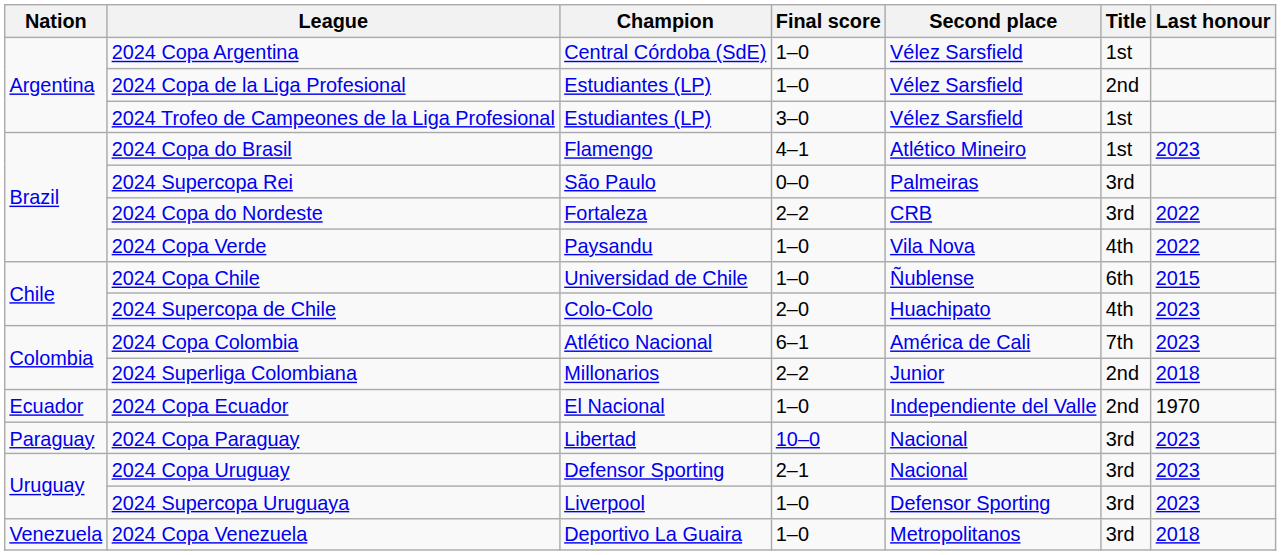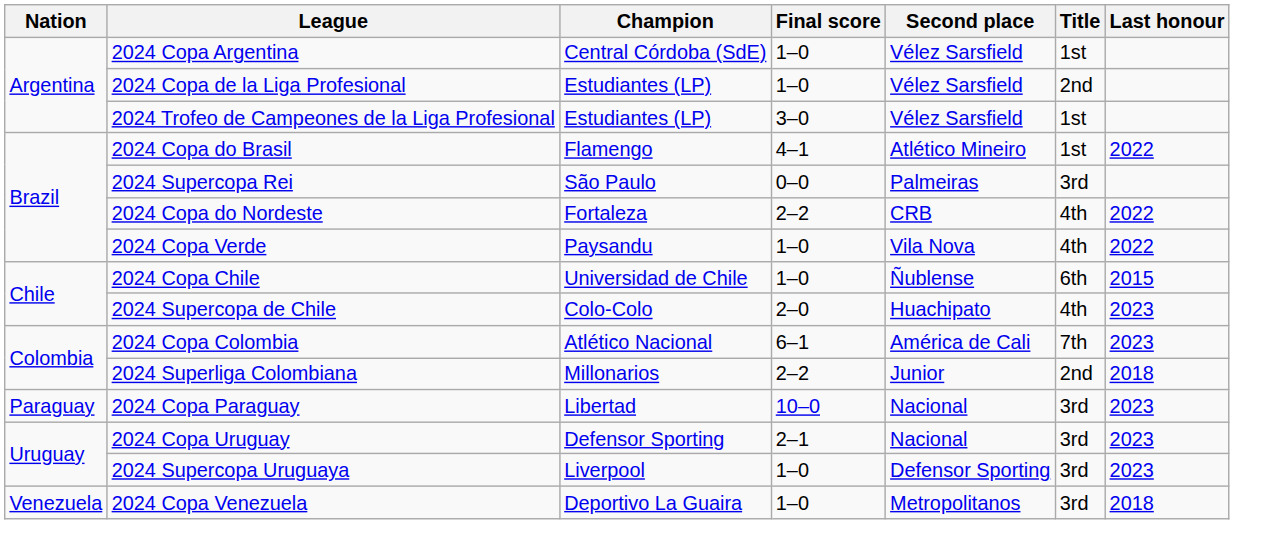(1178, 149) 2023 -> (1132, 149) 2022
(1120, 213) 3rd -> (1074, 213) 4th
- row: (200, 406)
